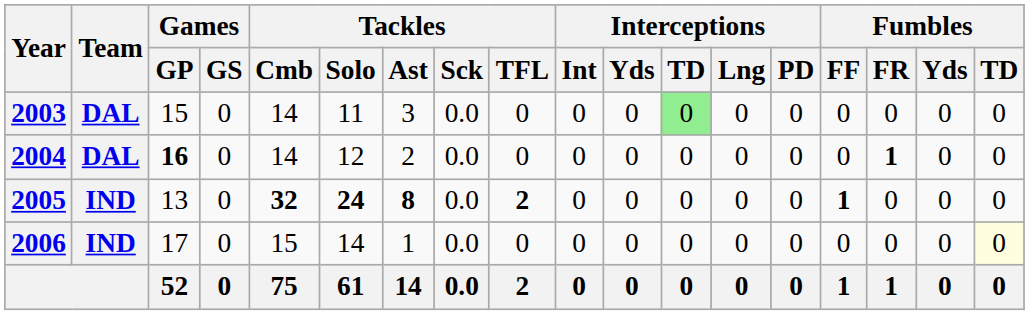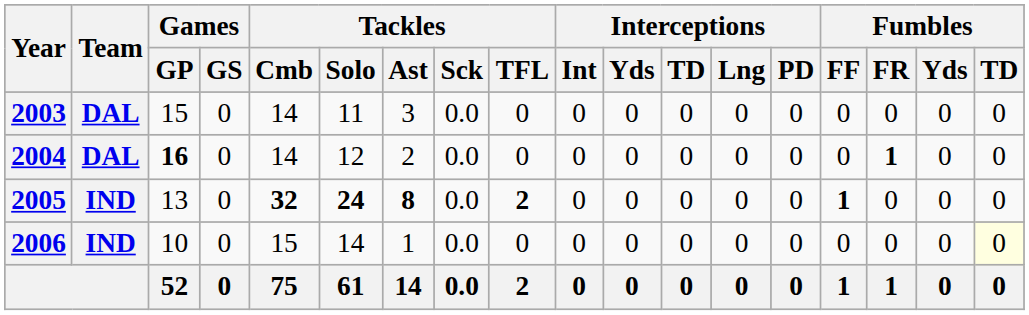(686, 112) lightgreen background -> (686, 112) no background
(174, 243) 17 -> (174, 243) 10
